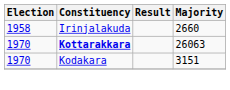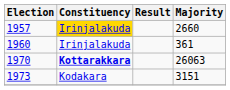(19, 29) 1958 -> (19, 29) 1957
(95, 29) no background -> (95, 29) gold background
+ row: (184, 45)
(19, 61) 1970 -> (19, 77) 1973
